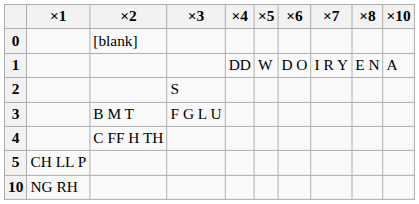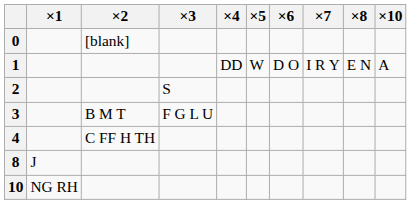- row: (16, 162)
+ row: (16, 162)
